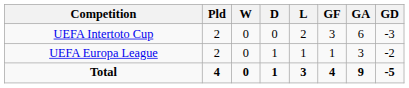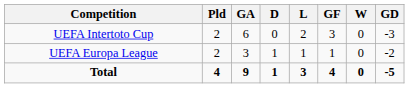columns swapped: (246, 14) <-> (361, 14)
